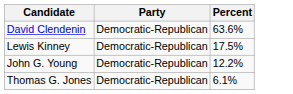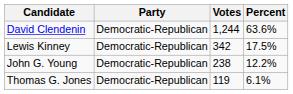+ column: (227, 13)
